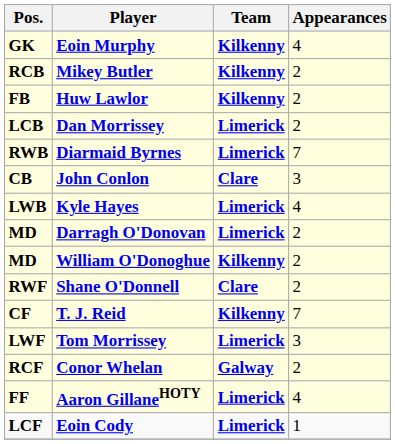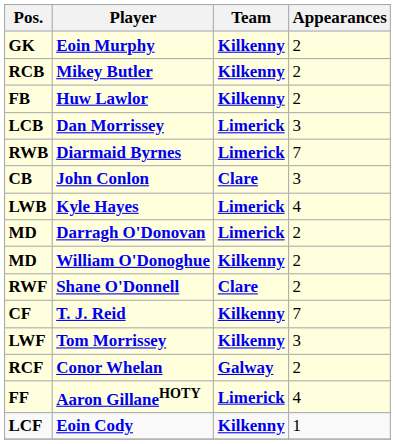(297, 44) 4 -> (297, 44) 2
(297, 125) 2 -> (297, 125) 3
(251, 340) Limerick -> (251, 340) Kilkenny
(251, 425) Limerick -> (251, 425) Kilkenny
